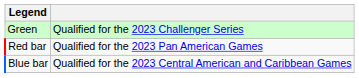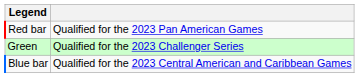rows swapped: (22, 30) <-> (27, 47)
